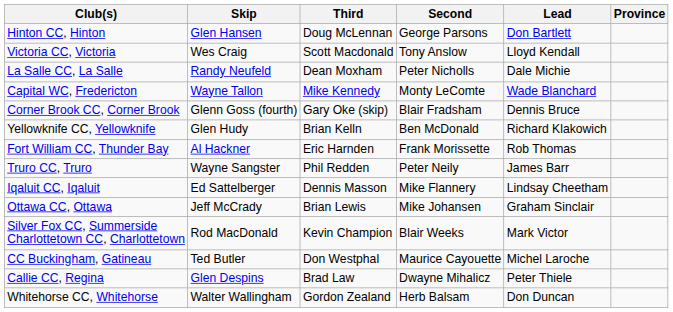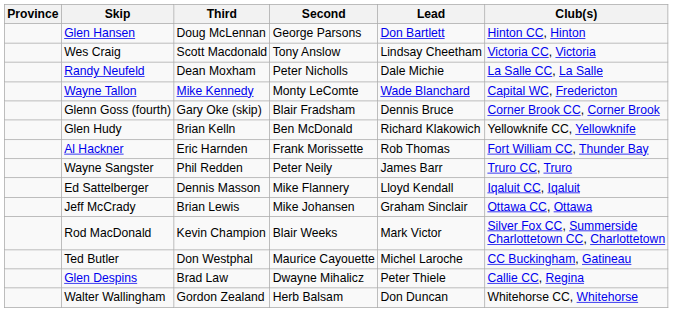columns swapped: (639, 14) <-> (96, 14)
(543, 52) Lloyd Kendall -> (431, 52) Lindsay Cheetham
(557, 187) Lindsay Cheetham -> (417, 187) Lloyd Kendall
